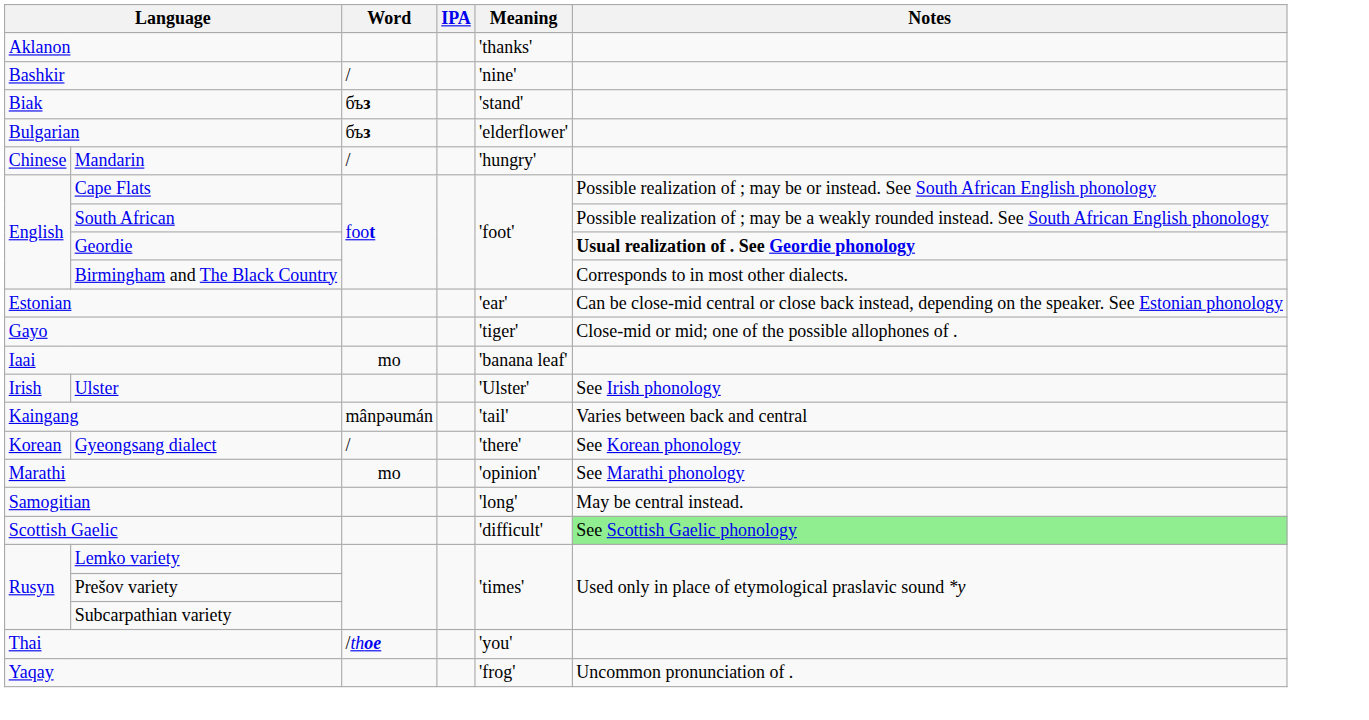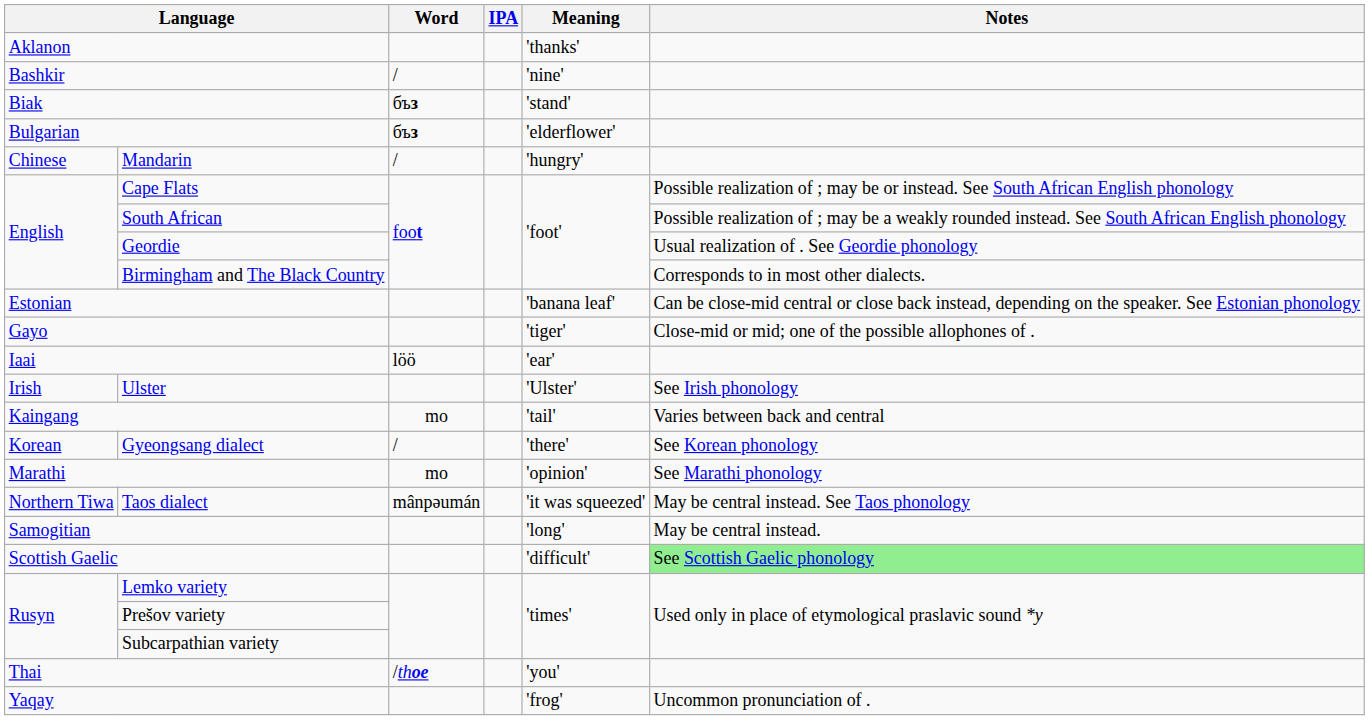(746, 246) bold -> (816, 246) normal
(493, 302) 'ear' -> (571, 302) 'banana leaf'
(389, 359) mo -> (404, 359) löö
(523, 359) 'banana leaf' -> (541, 359) 'ear'
(389, 416) mânpəumán -> (437, 416) mo
+ row: (165, 501)
